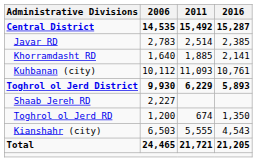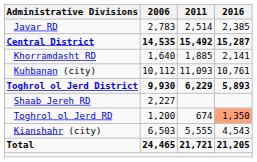rows swapped: (50, 27) <-> (36, 41)
(236, 116) no background -> (236, 116) lightsalmon background
